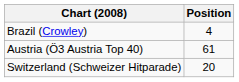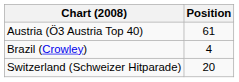rows swapped: (75, 49) <-> (47, 31)
